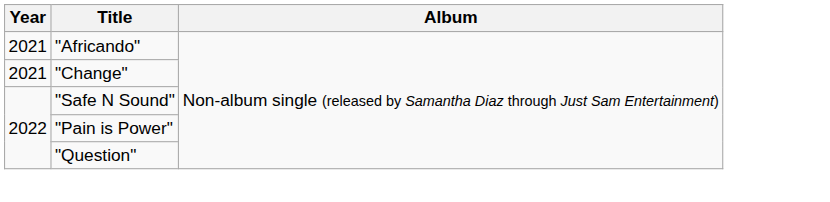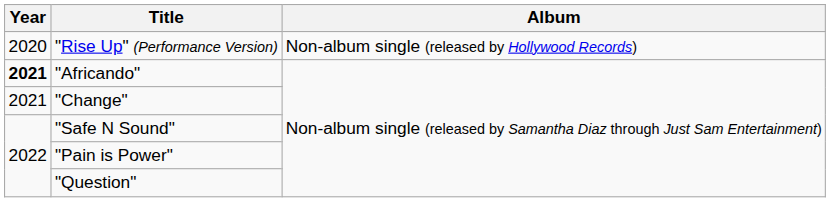+ row: (166, 45)
(28, 45) normal -> (28, 73) bold
